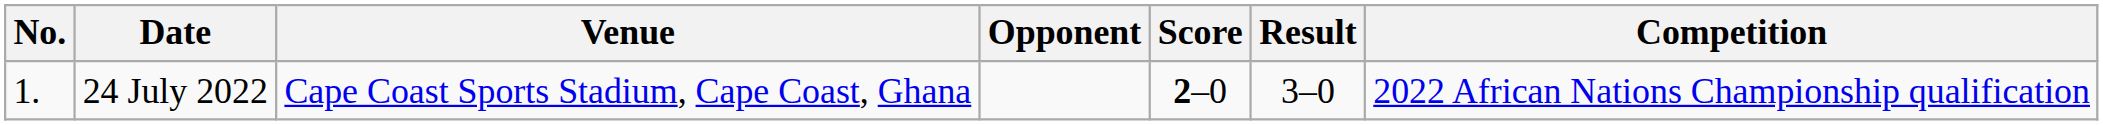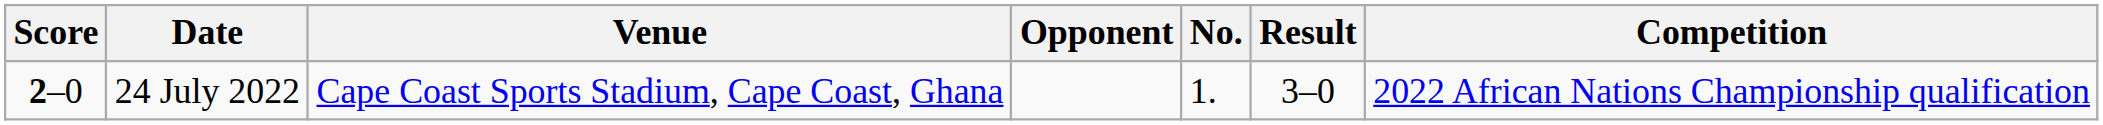columns swapped: (40, 32) <-> (1200, 32)
